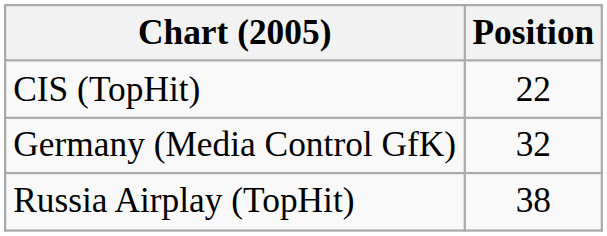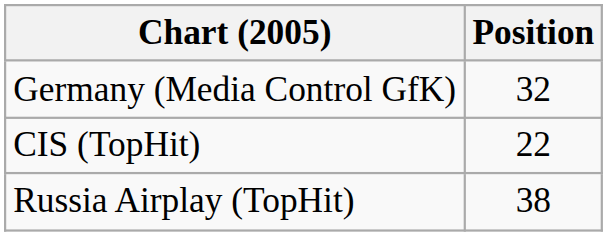rows swapped: (107, 88) <-> (235, 144)
